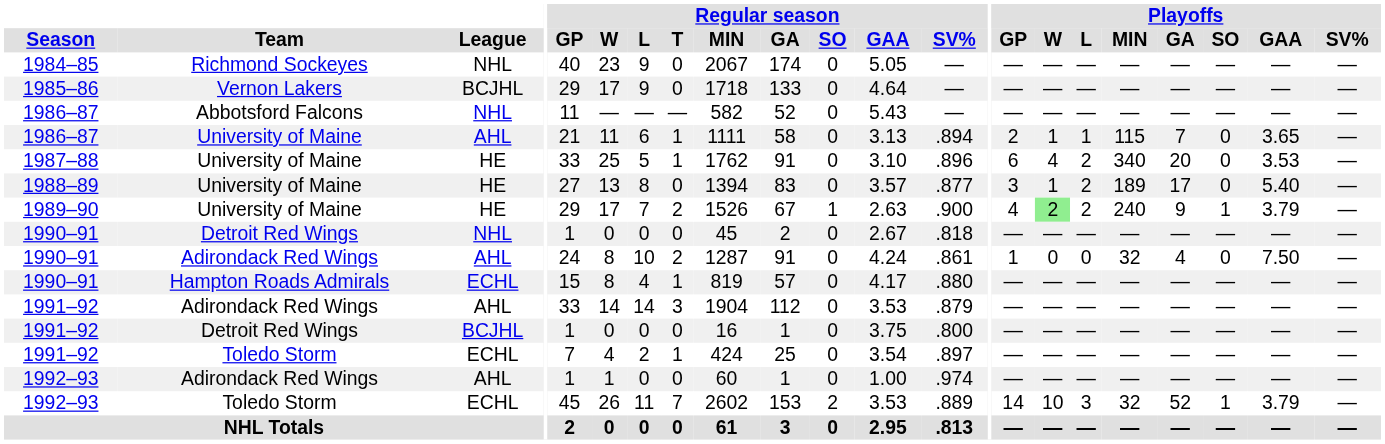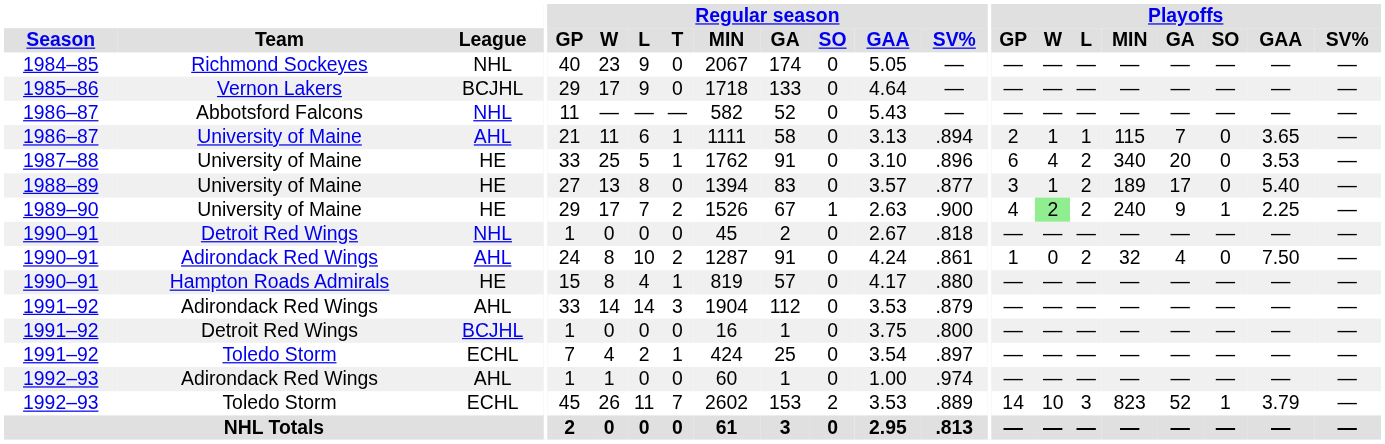(1281, 209) 3.79 -> (1281, 209) 2.25
(1086, 257) 0 -> (1086, 257) 2
(493, 282) ECHL -> (493, 282) HE
(1130, 403) 32 -> (1130, 403) 823
